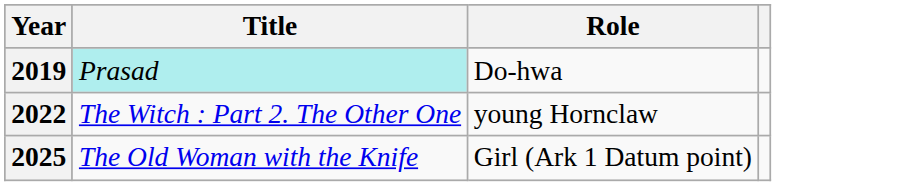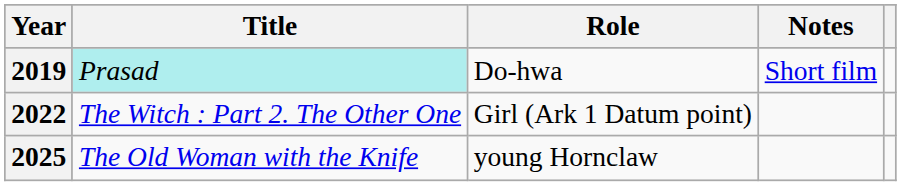+ column: (821, 26)
(566, 113) young Hornclaw -> (613, 113) Girl (Ark 1 Datum point)
(613, 157) Girl (Ark 1 Datum point) -> (566, 157) young Hornclaw
